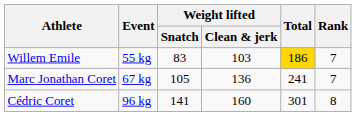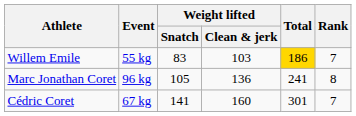(137, 79) 67 kg -> (137, 79) 96 kg
(333, 79) 7 -> (333, 79) 8
(137, 101) 96 kg -> (137, 101) 67 kg
(333, 101) 8 -> (333, 101) 7
